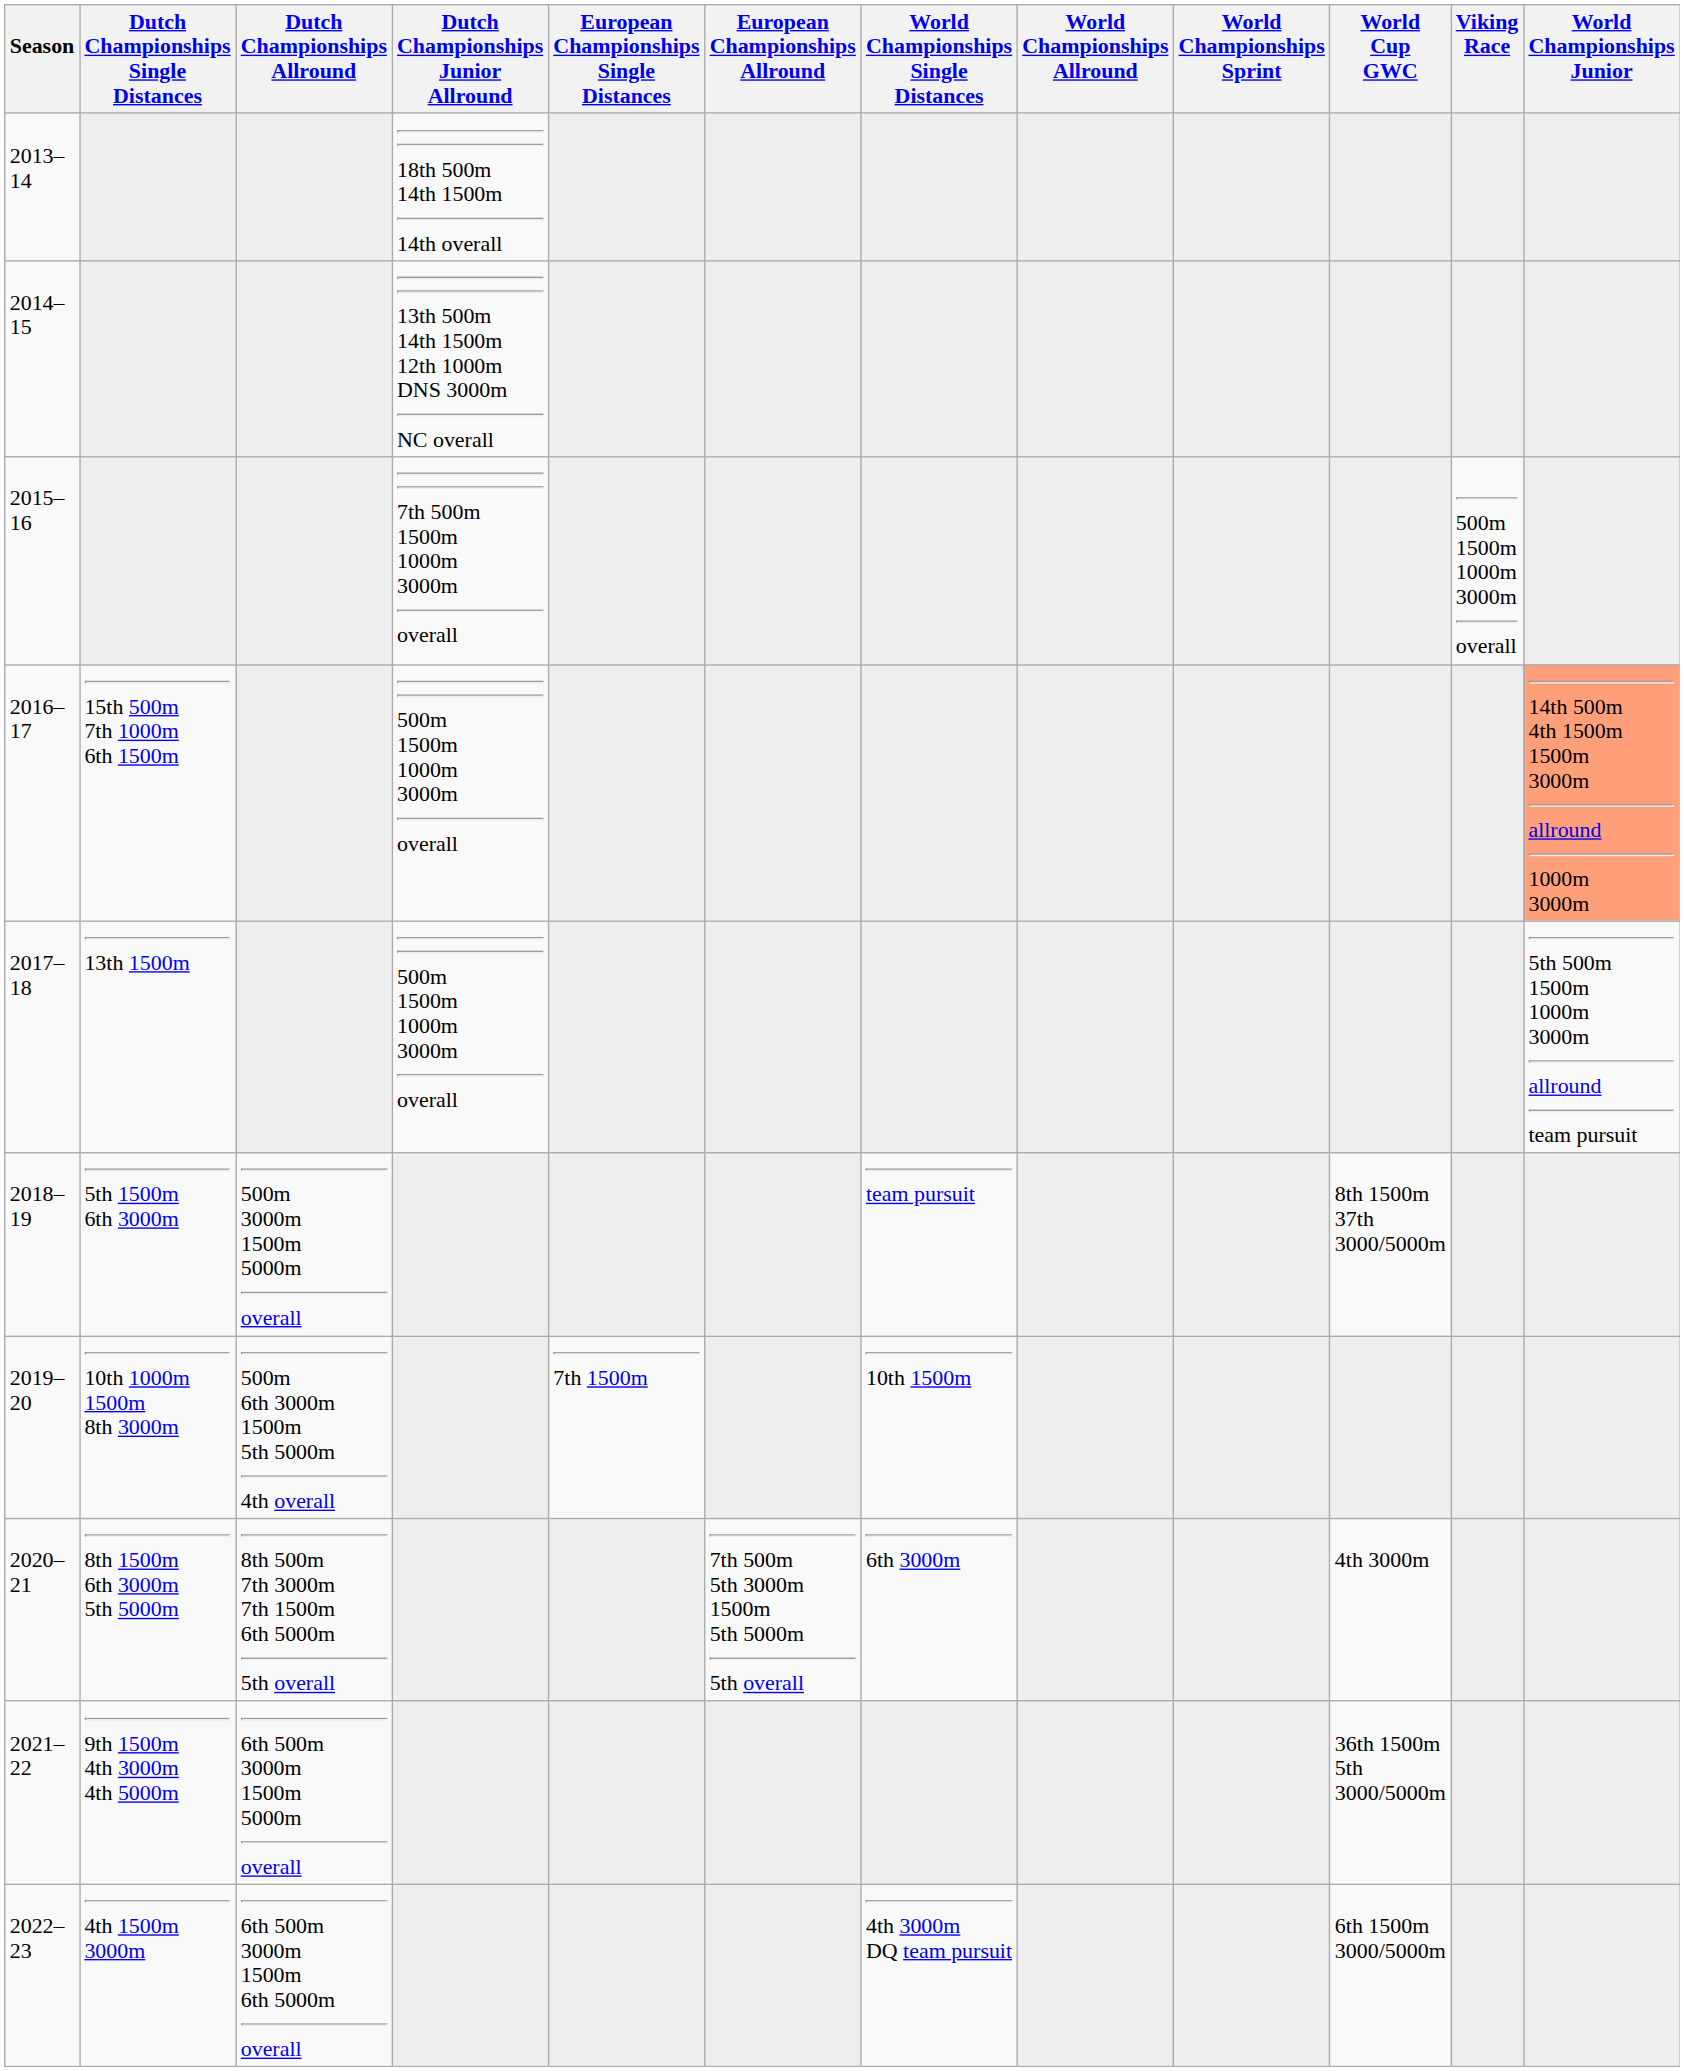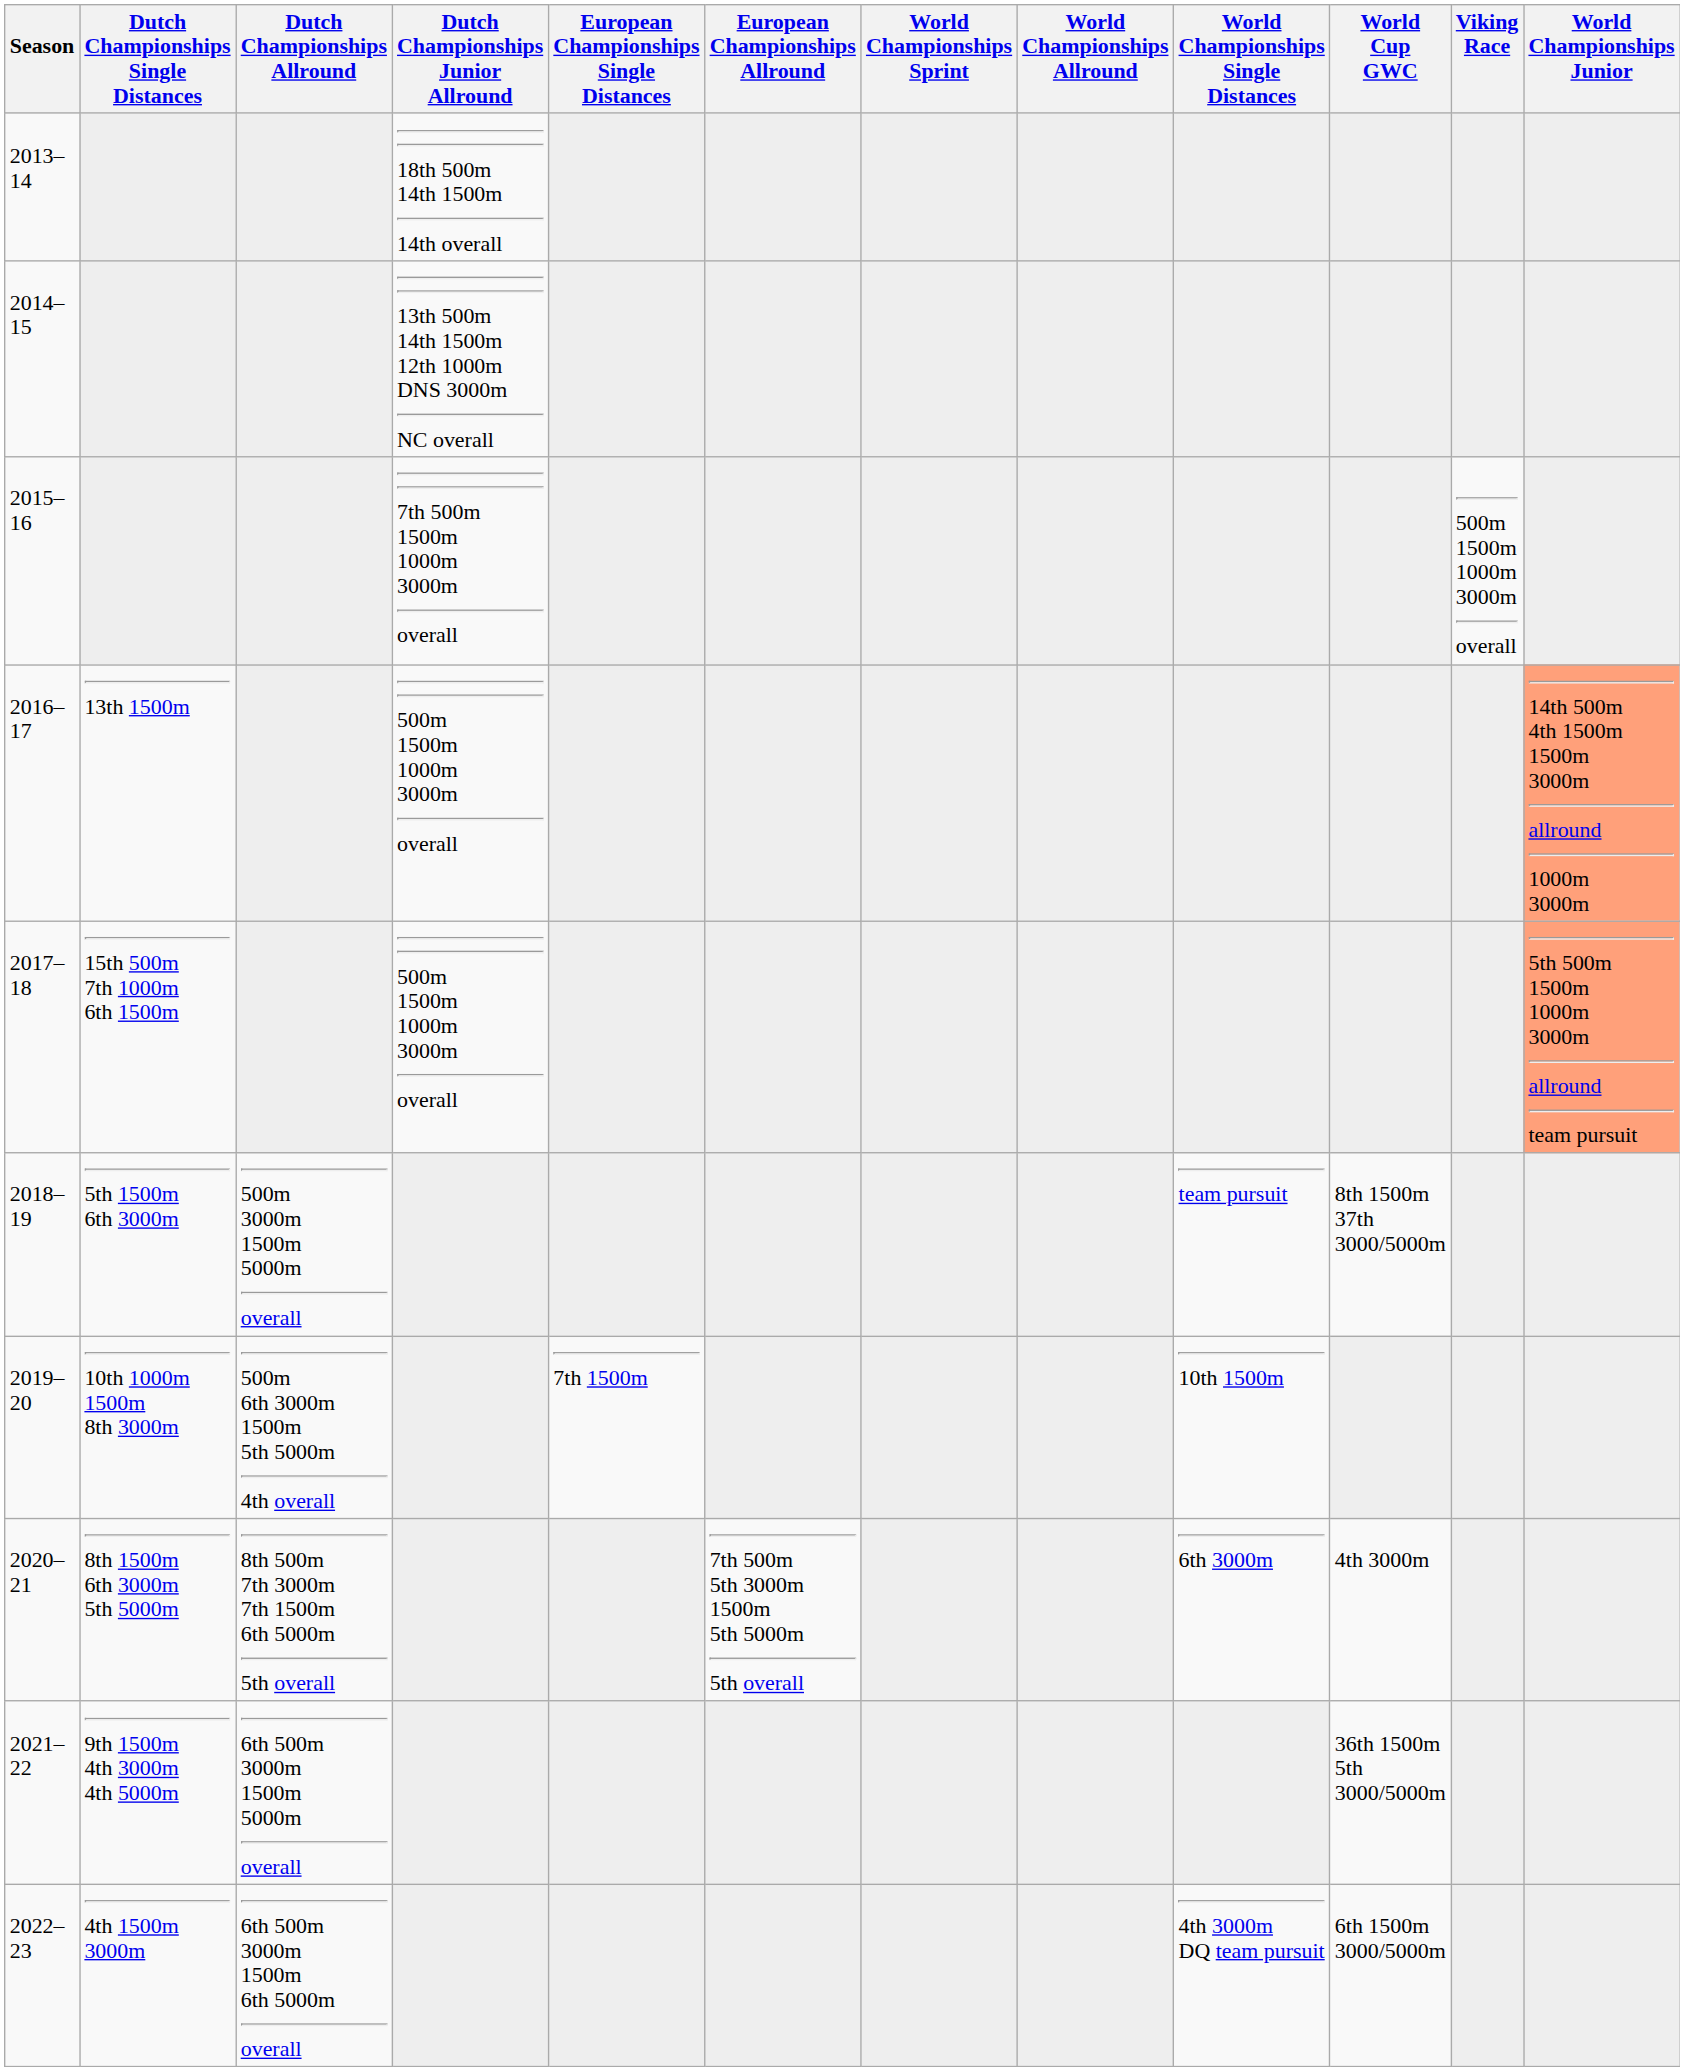columns swapped: (939, 58) <-> (1252, 46)
(158, 724) 15th 500m 7th 1000m 6th 1500m -> (158, 699) 13th 1500m
(158, 956) 13th 1500m -> (158, 980) 15th 500m 7th 1000m 6th 1500m
(1602, 1042) no background -> (1602, 1042) lightsalmon background
